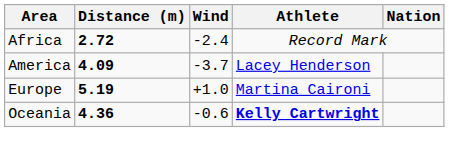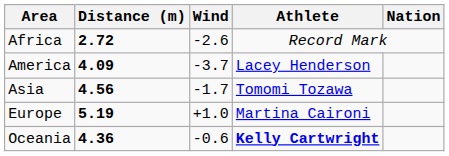(211, 41) -2.4 -> (211, 41) -2.6
+ row: (26, 90)
